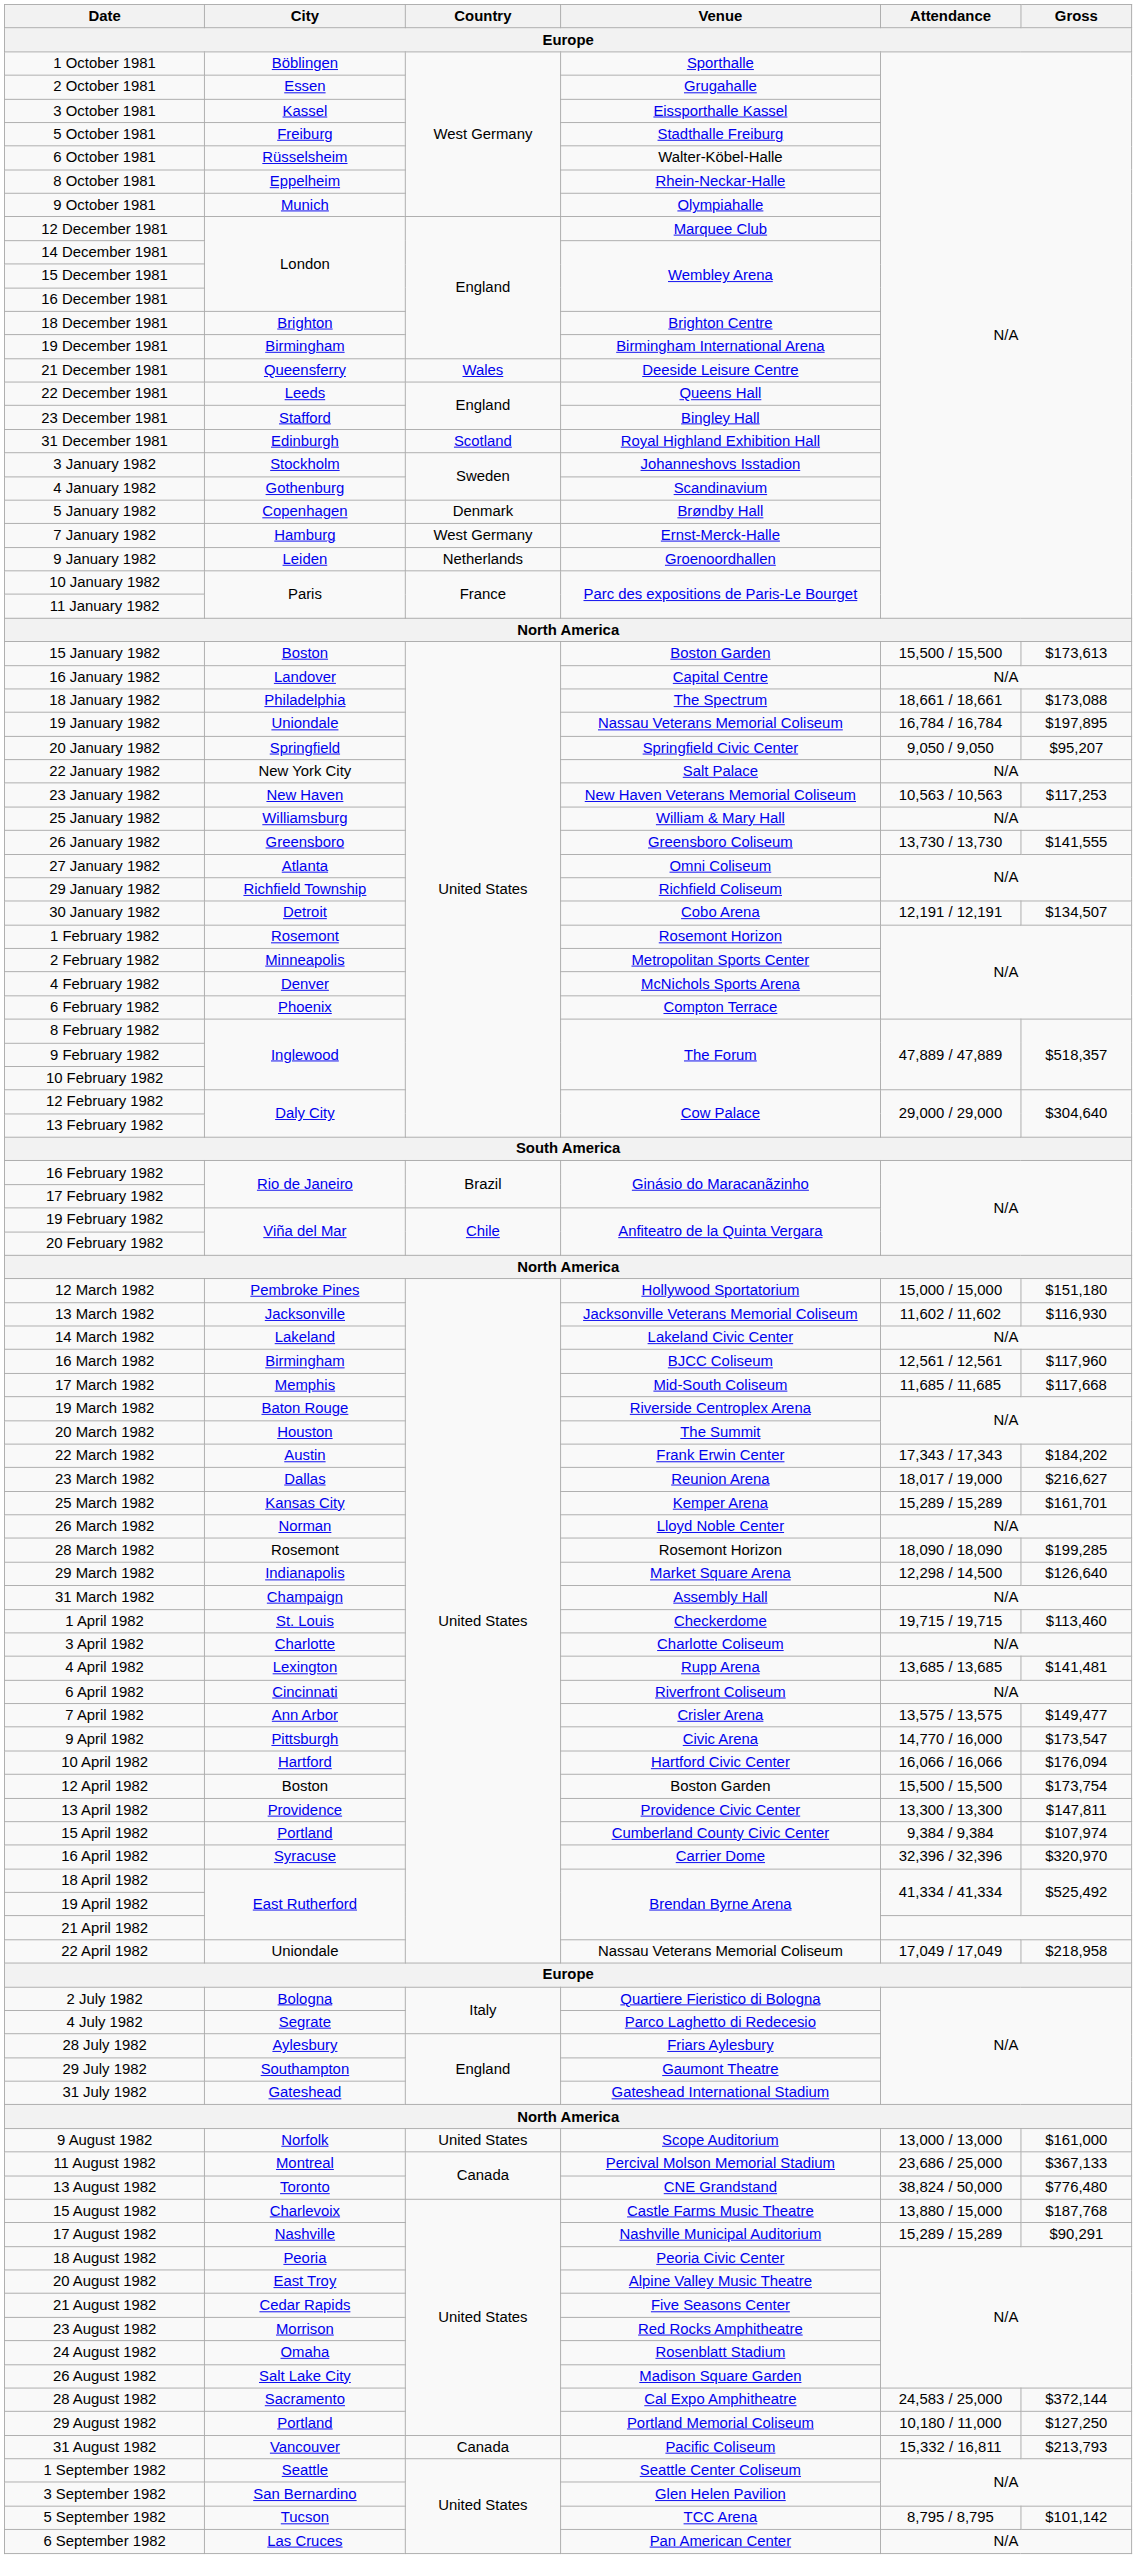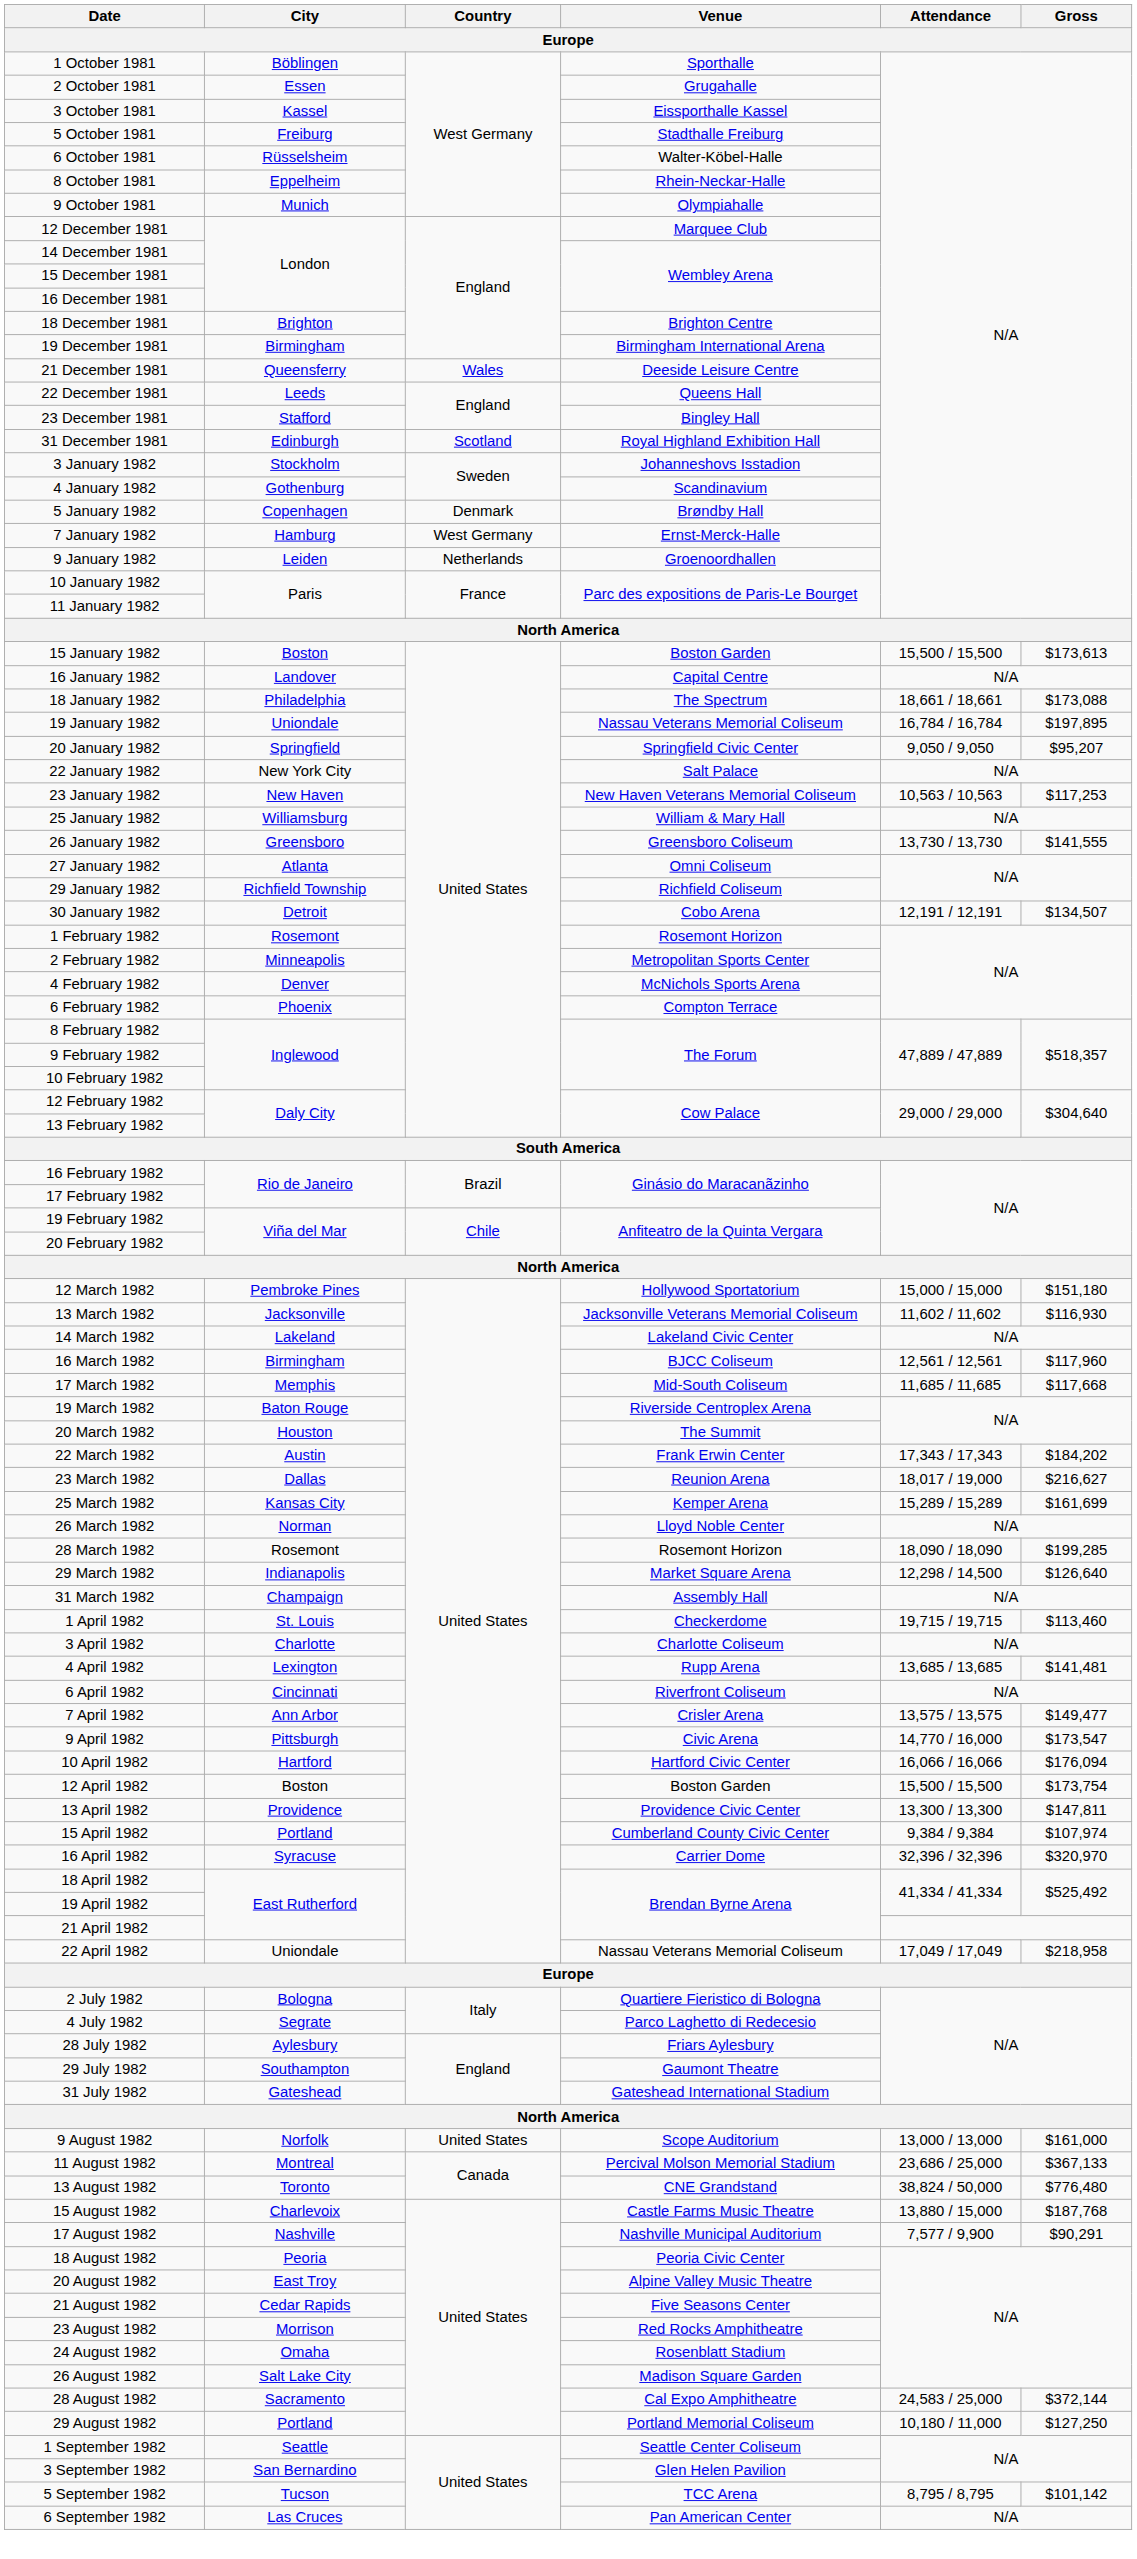(1076, 1503) $161,701 -> (1076, 1503) $161,699
(950, 2234) 15,289 / 15,289 -> (950, 2234) 7,577 / 9,900
- row: (105, 2446)
